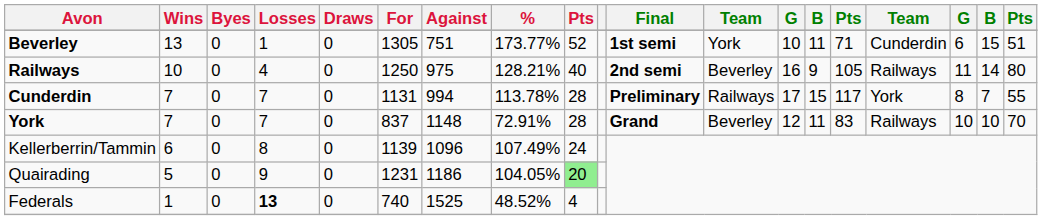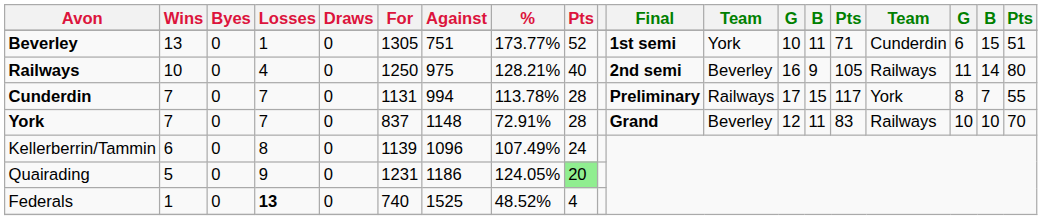(528, 174) 104.05% -> (528, 174) 124.05%
